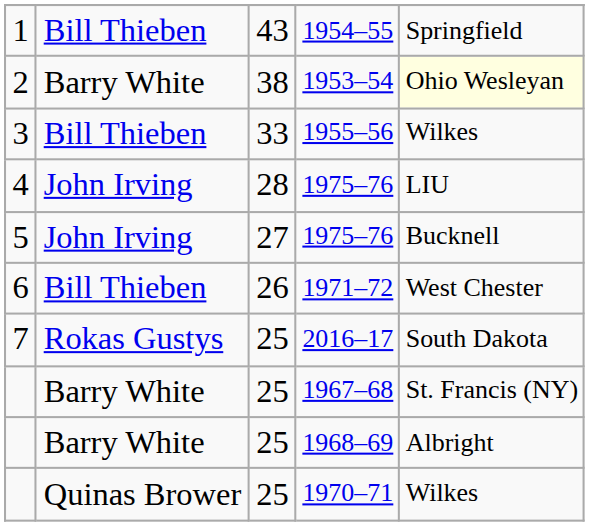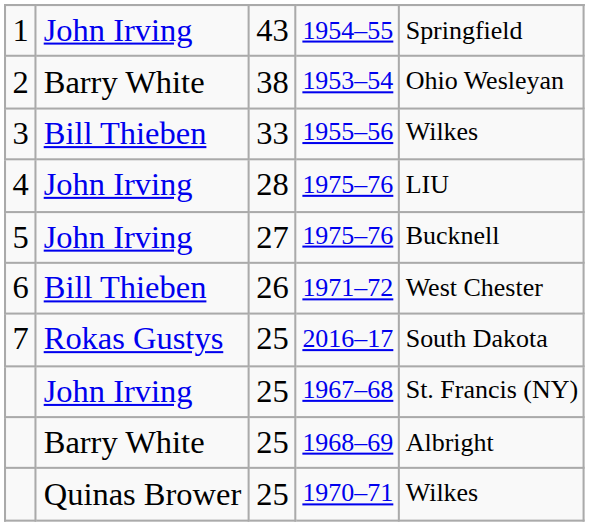(125, 30) Bill Thieben -> (118, 30) John Irving
(485, 81) lightyellow background -> (485, 81) no background
(124, 390) Barry White -> (118, 390) John Irving
